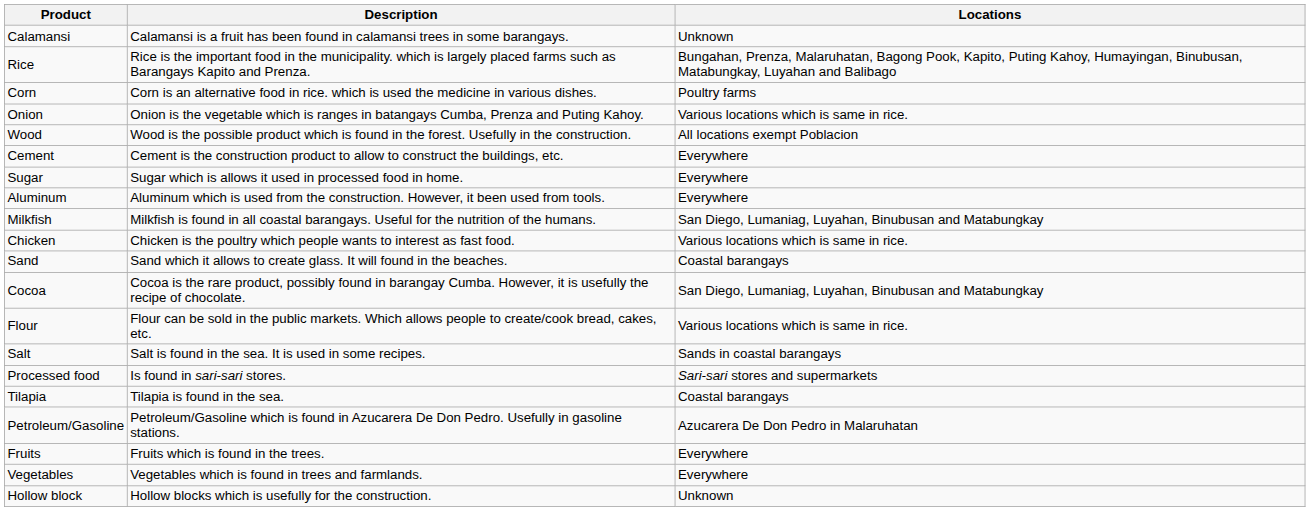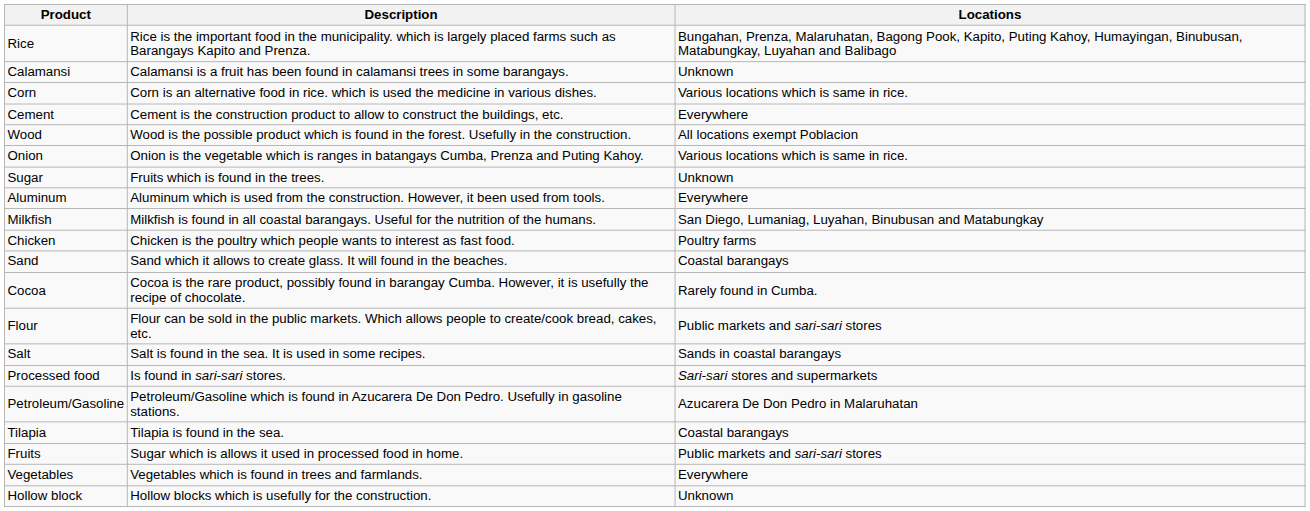rows swapped: (39, 36) <-> (21, 64)
(717, 93) Poultry farms -> (793, 93) Various locations which is same in rice.
rows swapped: (25, 114) <-> (31, 156)
(297, 177) Sugar which is allows it used in processed food in home. -> (227, 177) Fruits which is found in the trees.
(713, 177) Everywhere -> (706, 177) Unknown
(793, 240) Various locations which is same in rice. -> (717, 240) Poultry farms
(861, 290) San Diego, Lumaniag, Luyahan, Binubusan and Matabungkay -> (748, 290) Rarely found in Cumba.
(793, 326) Various locations which is same in rice. -> (780, 326) Public markets and sari-sari stores
rows swapped: (66, 425) <-> (27, 396)
(227, 453) Fruits which is found in the trees. -> (297, 453) Sugar which is allows it used in processed food in home.
(713, 453) Everywhere -> (780, 453) Public markets and sari-sari stores
